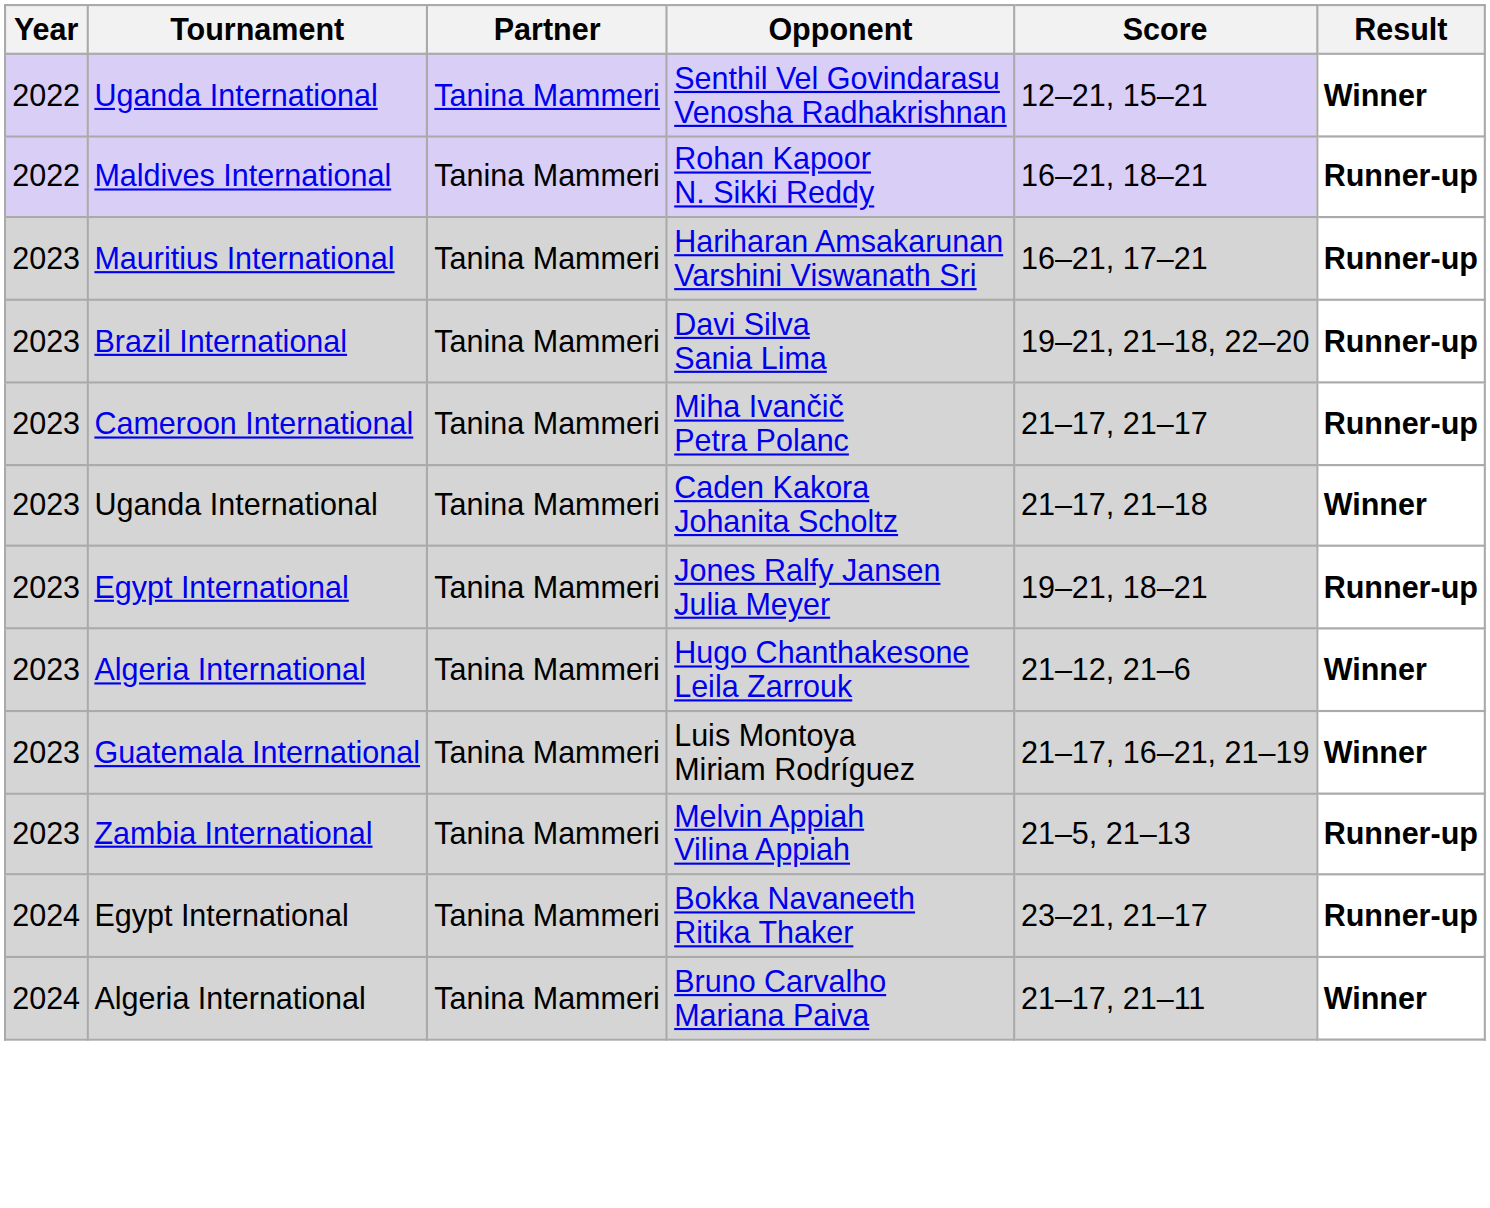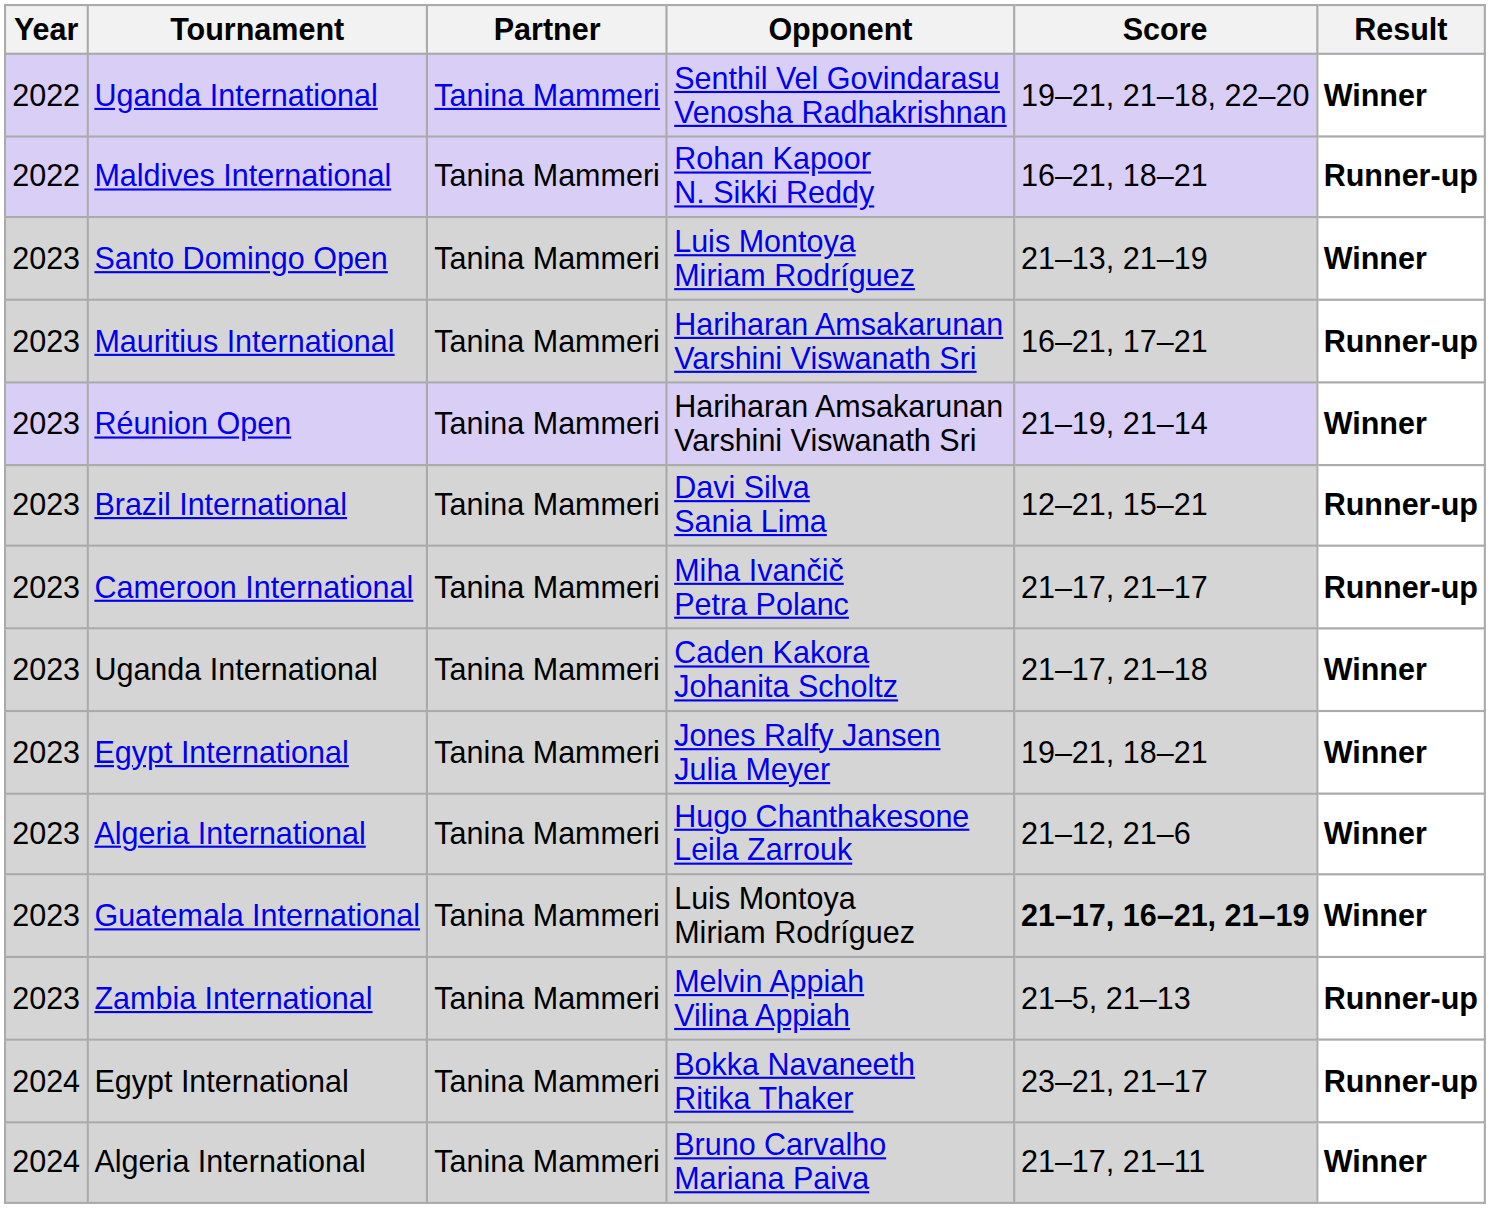(1114, 95) 12–21, 15–21 -> (1165, 95) 19–21, 21–18, 22–20
+ row: (241, 259)
+ row: (193, 423)
(1165, 341) 19–21, 21–18, 22–20 -> (1114, 506) 12–21, 15–21
(1401, 588) Runner-up -> (1375, 752) Winner
(1165, 752) normal -> (1165, 916) bold
